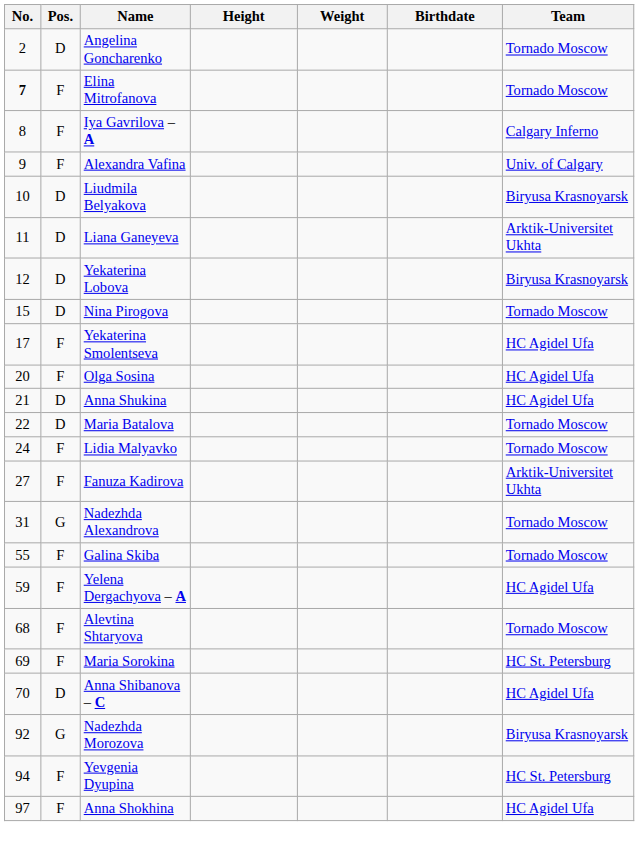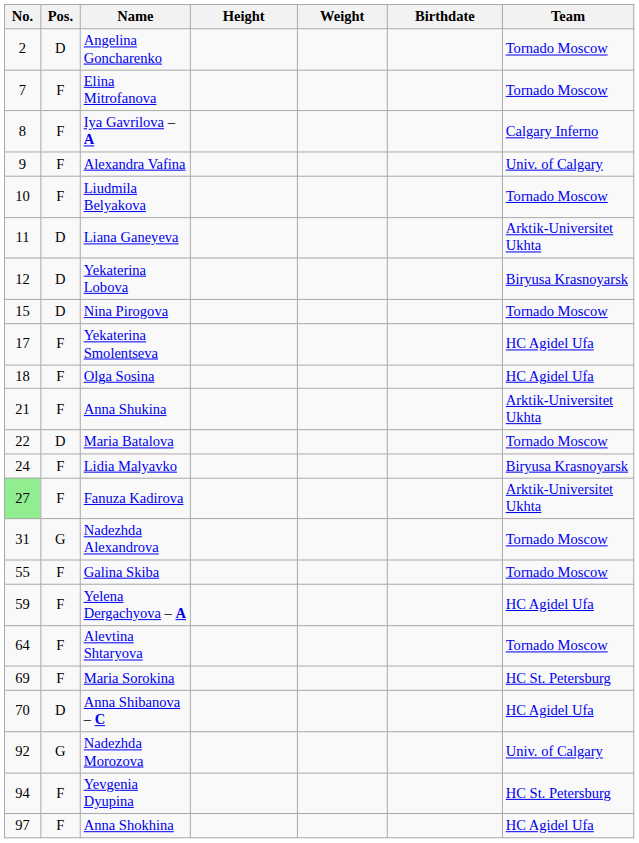(22, 90) bold -> (22, 90) normal
(60, 196) D -> (60, 196) F
(567, 196) Biryusa Krasnoyarsk -> (557, 196) Tornado Moscow
(22, 376) 20 -> (22, 376) 18
(60, 400) D -> (60, 409) F
(550, 400) HC Agidel Ufa -> (559, 409) Arktik-Universitet Ukhta
(557, 448) Tornado Moscow -> (567, 466) Biryusa Krasnoyarsk
(22, 481) no background -> (22, 498) lightgreen background
(22, 628) 68 -> (22, 646) 64
(567, 735) Biryusa Krasnoyarsk -> (554, 752) Univ. of Calgary
